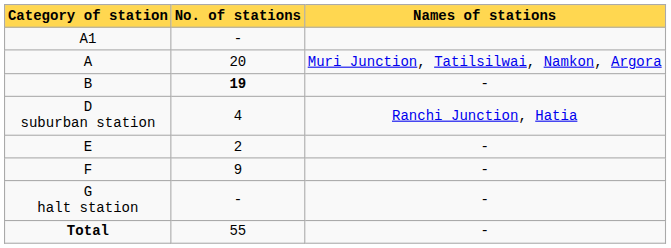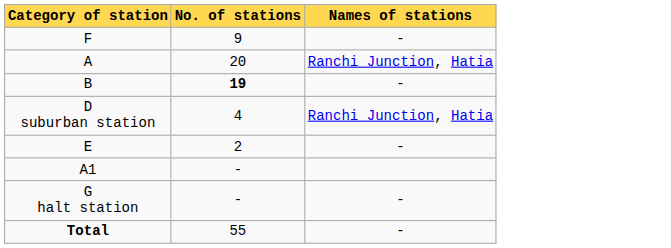rows swapped: (88, 39) <-> (88, 169)
(485, 62) Muri Junction, Tatilsilwai, Namkon, Argora -> (400, 62) Ranchi Junction, Hatia
